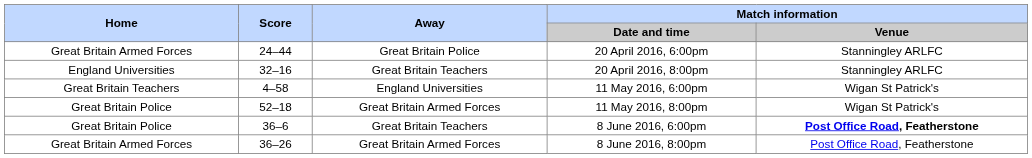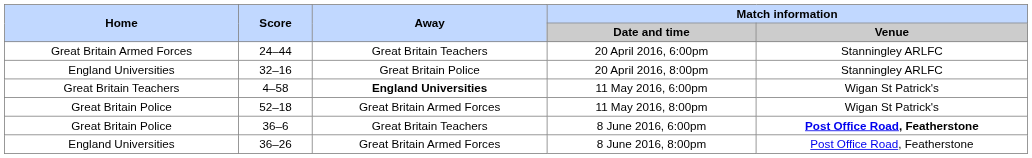(430, 51) Great Britain Police -> (430, 51) Great Britain Teachers
(430, 70) Great Britain Teachers -> (430, 70) Great Britain Police
(430, 88) normal -> (430, 88) bold
(121, 144) Great Britain Armed Forces -> (121, 144) England Universities
